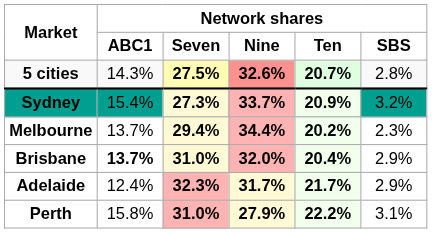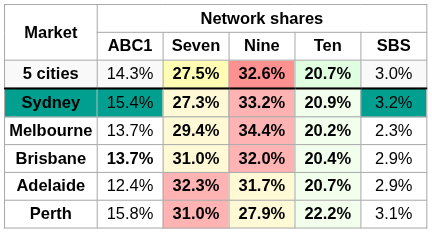(394, 74) 2.8% -> (394, 74) 3.0%
(262, 102) 33.7% -> (262, 102) 33.2%
(328, 186) 21.7% -> (328, 186) 20.7%
